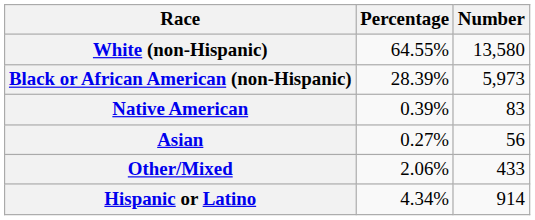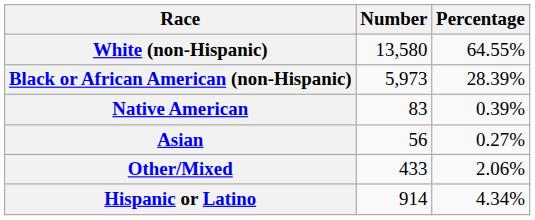columns swapped: (491, 19) <-> (405, 19)
